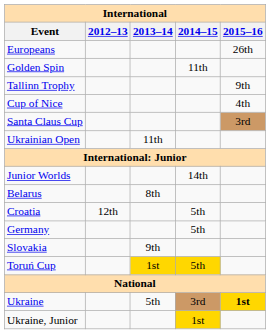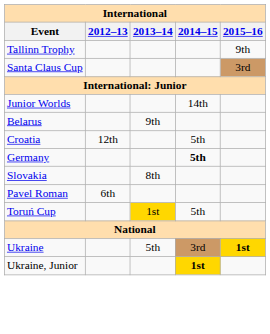- row: (31, 49)
- row: (36, 67)
- row: (35, 103)
- row: (43, 139)
(153, 193) 8th -> (153, 121) 9th
(198, 229) normal -> (198, 157) bold
(153, 247) 9th -> (153, 175) 8th
+ row: (37, 193)
(198, 265) gold background -> (198, 211) no background
(198, 319) normal -> (198, 265) bold
